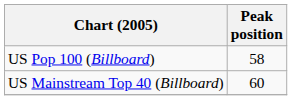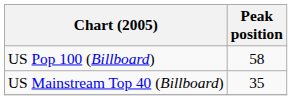(257, 82) 60 -> (257, 82) 35
